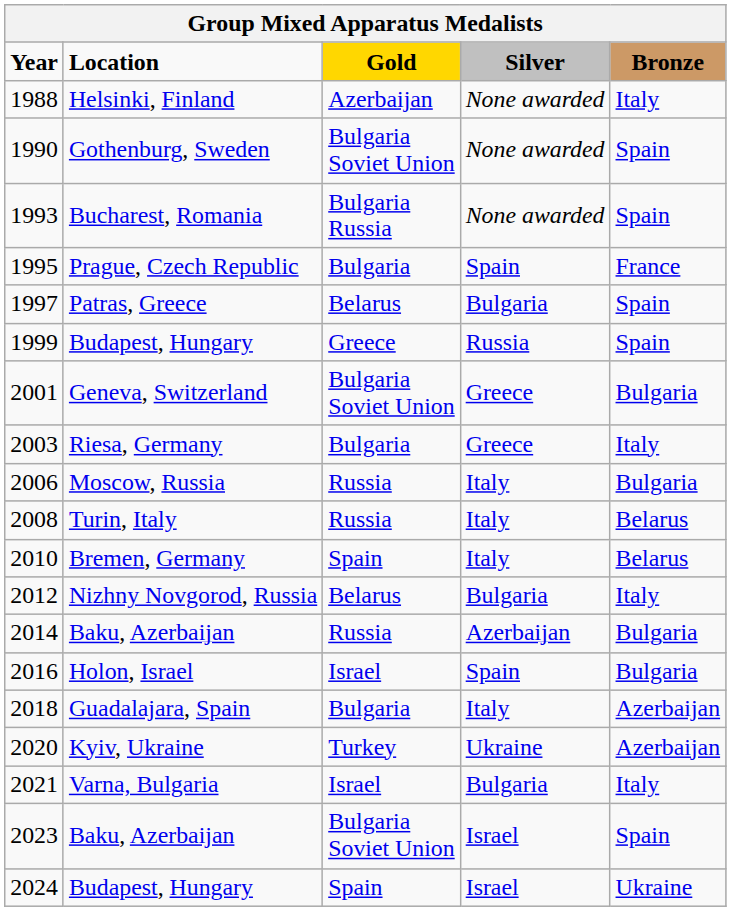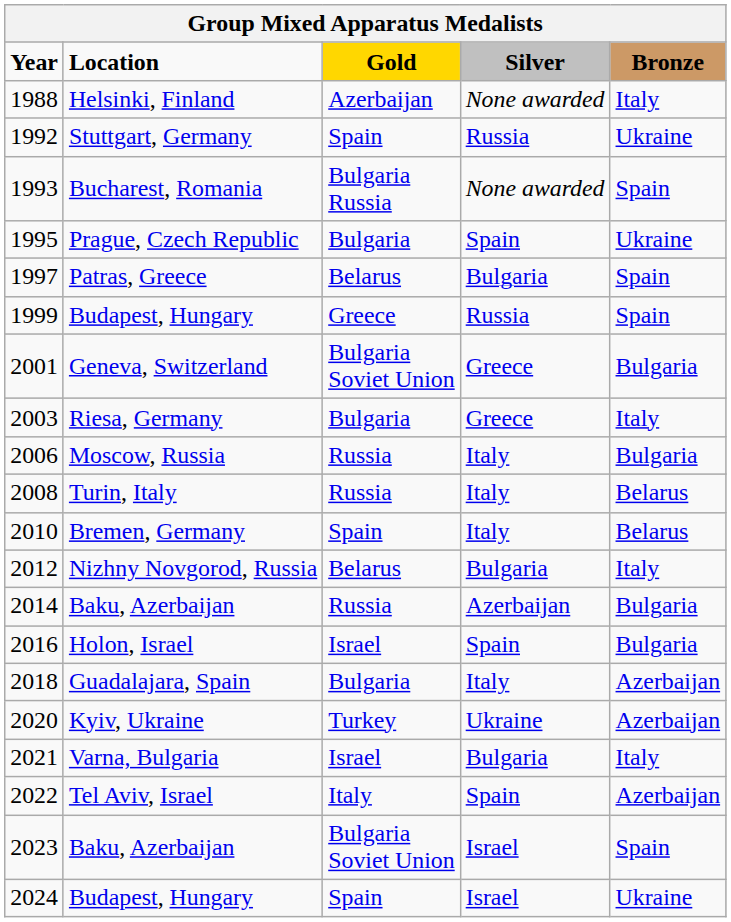- row: (34, 150)
+ row: (34, 136)
(648, 266) France -> (654, 239) Ukraine
+ row: (34, 795)
